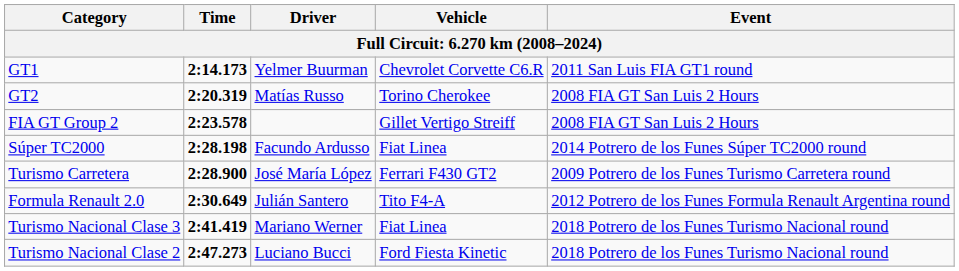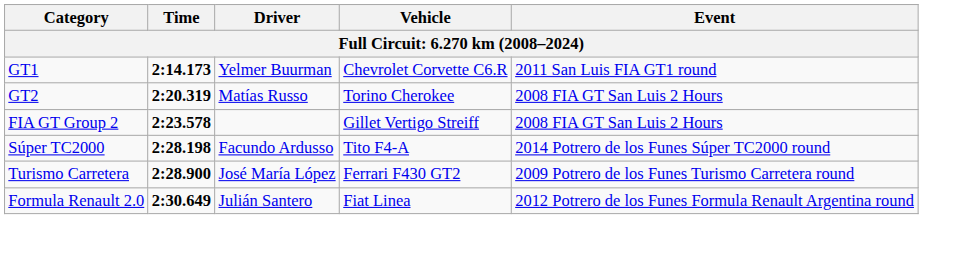(413, 148) Fiat Linea -> (376, 148) Tito F4-A
(412, 200) Tito F4-A -> (377, 200) Fiat Linea
- row: (94, 226)
- row: (94, 252)
